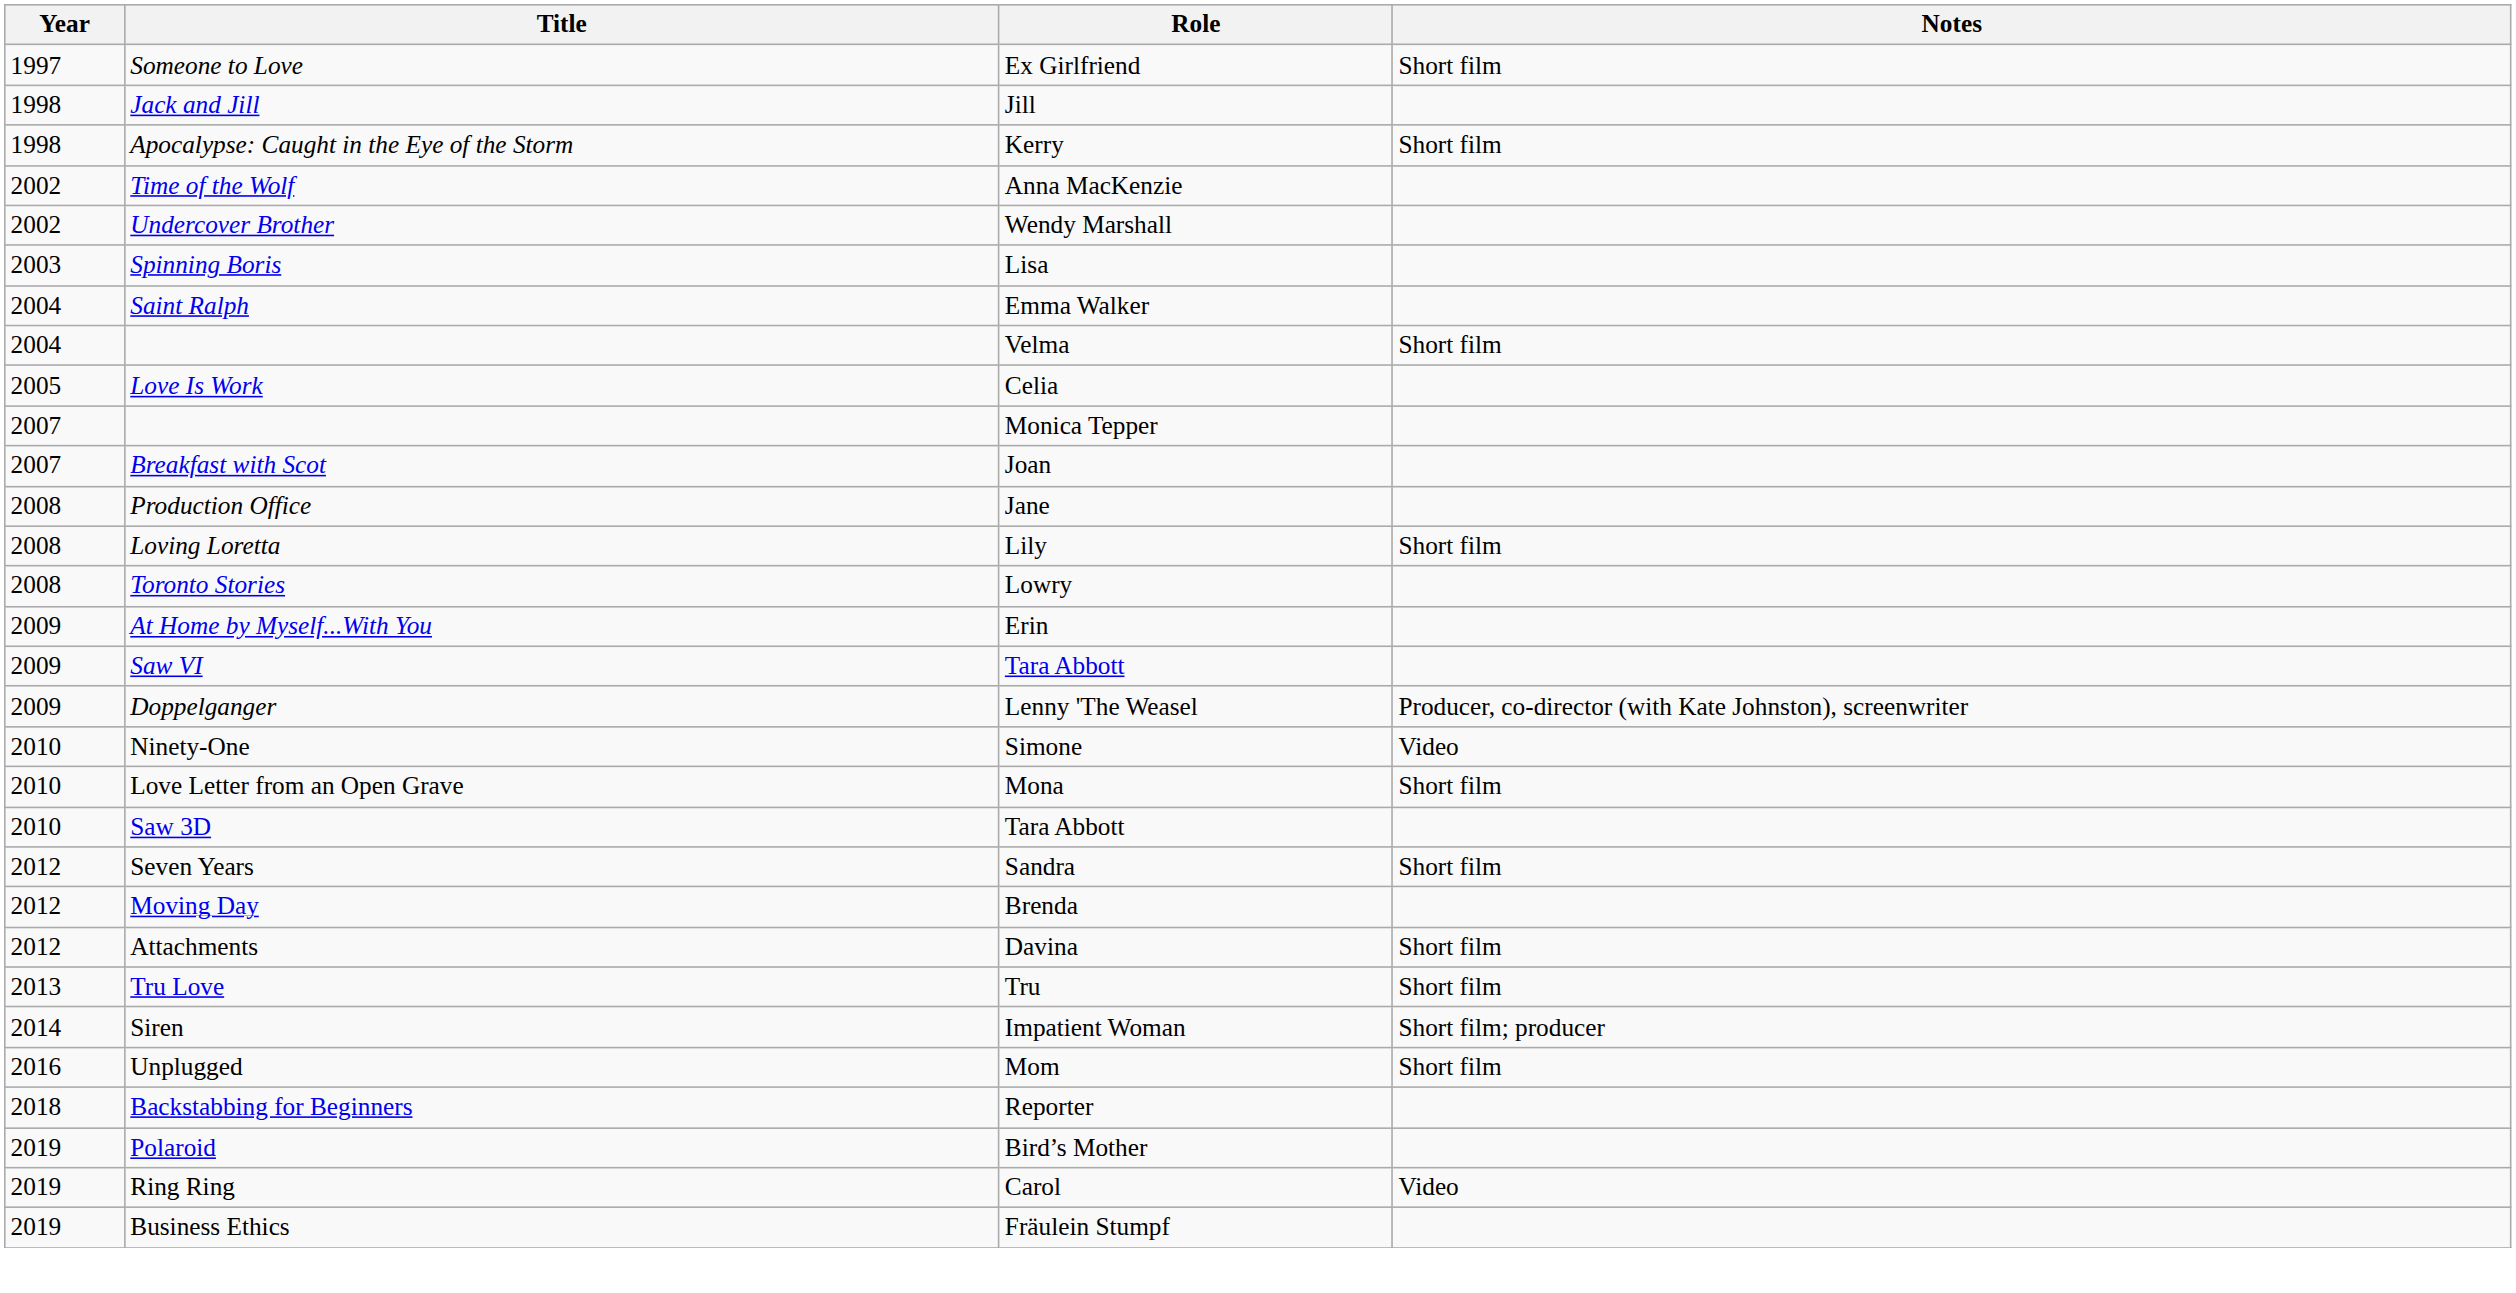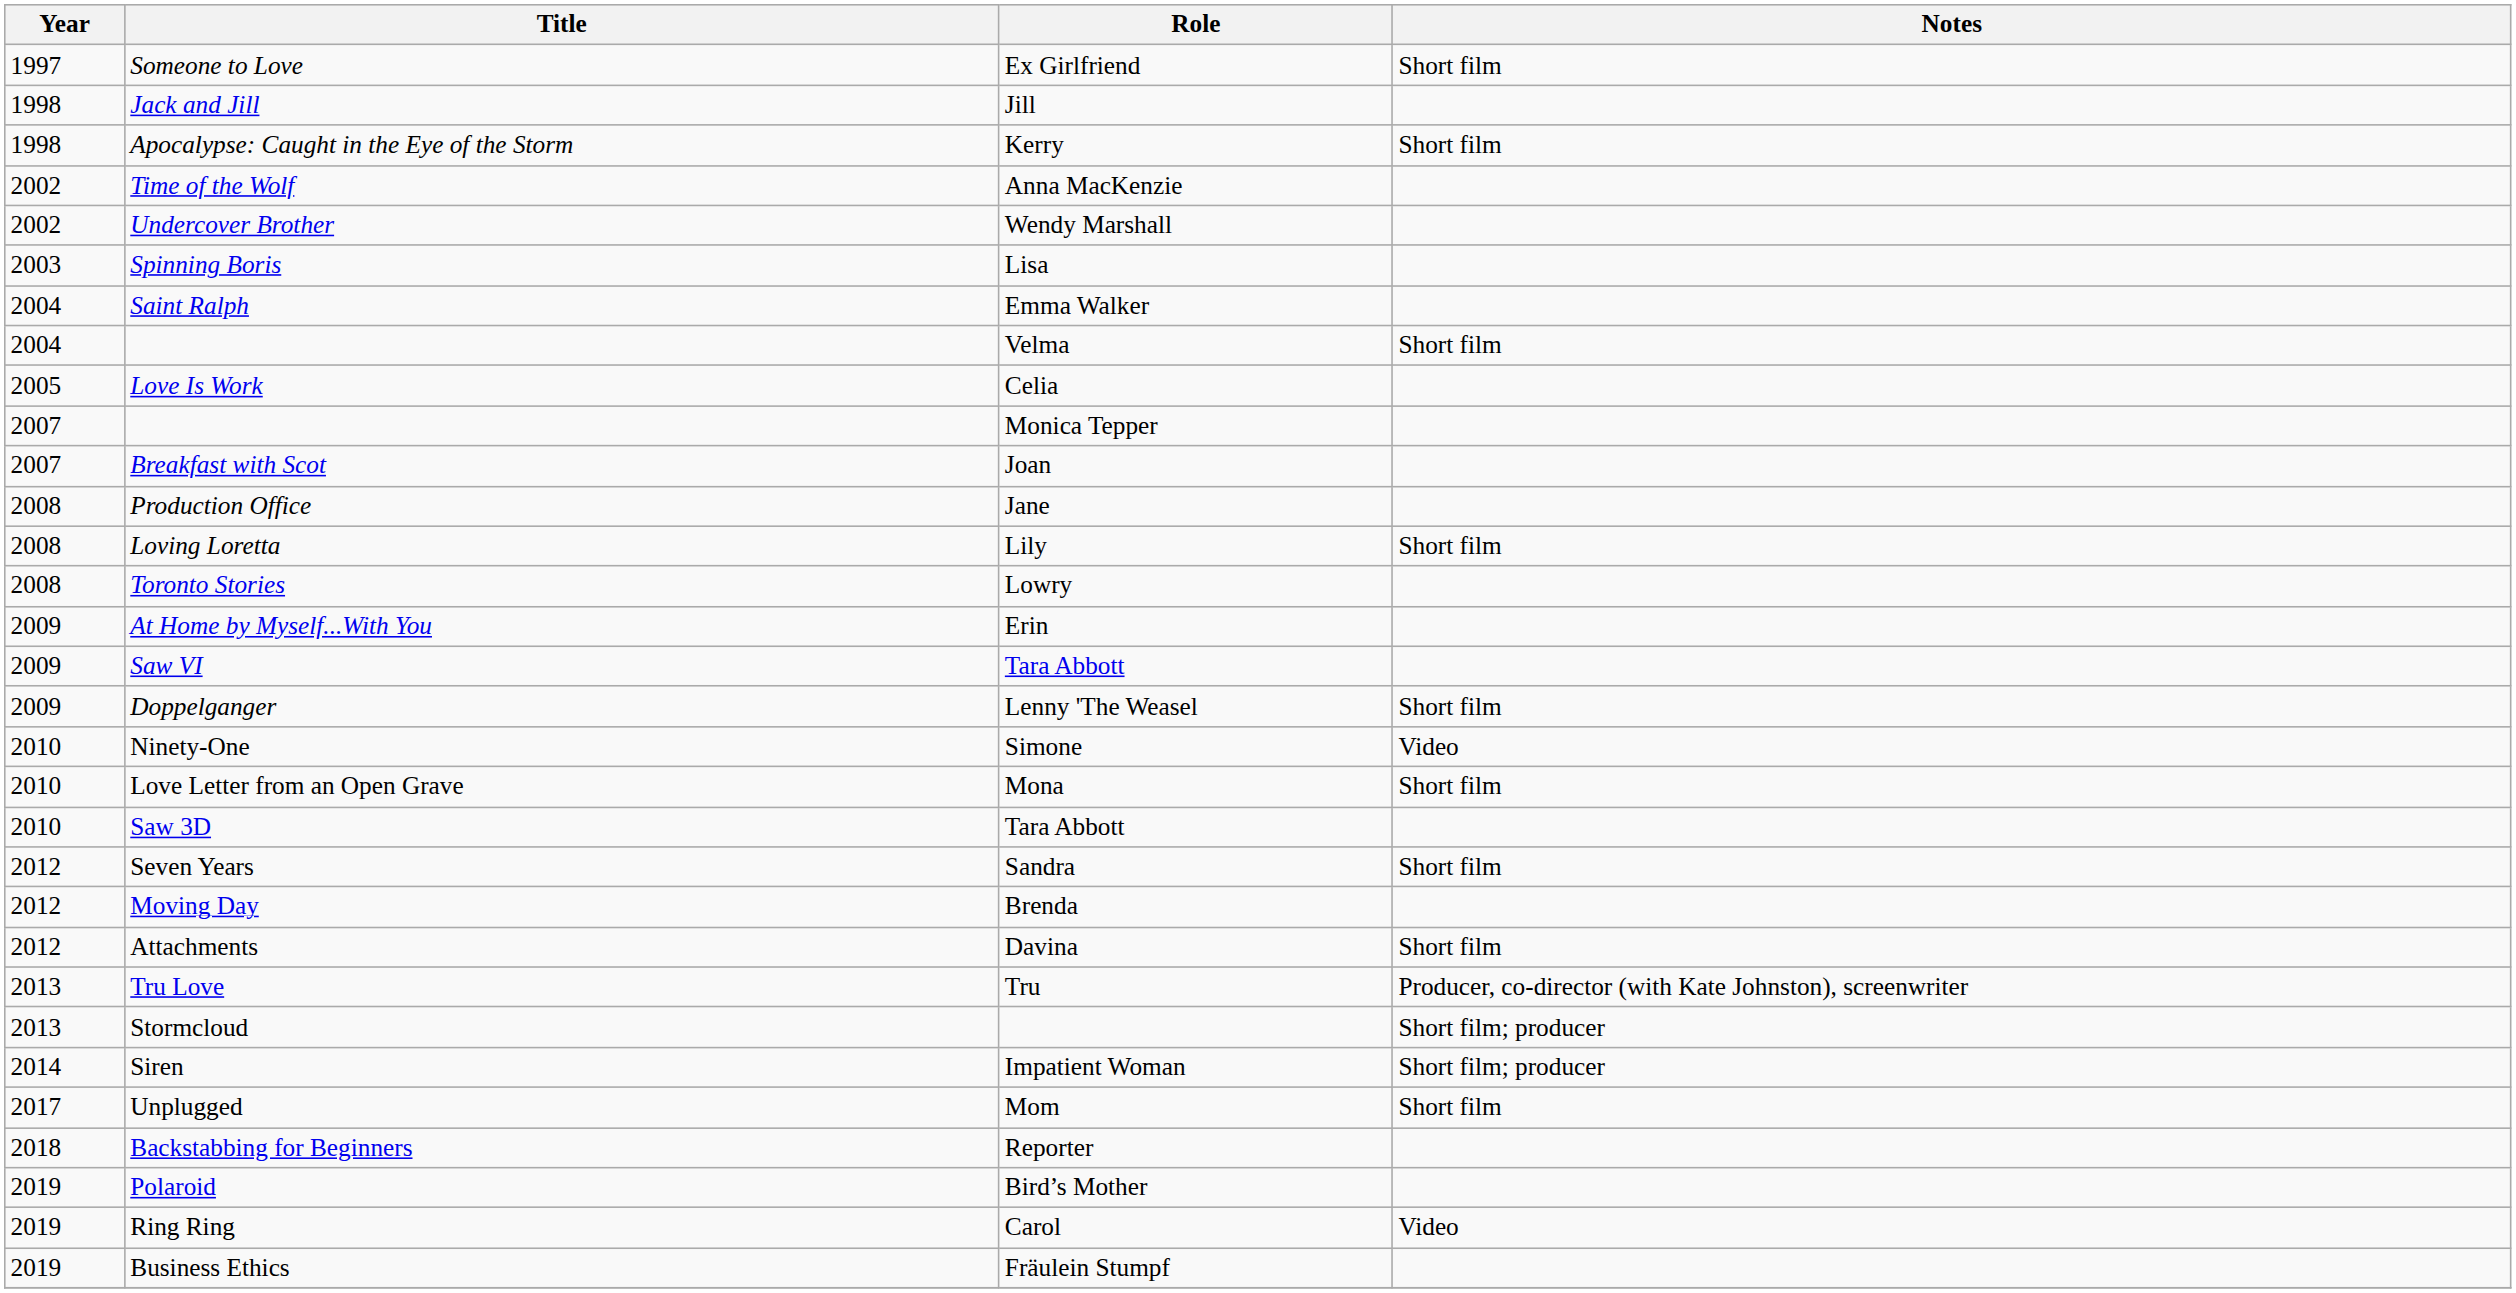(1683, 706) Producer, co-director (with Kate Johnston), screenwriter -> (1450, 706) Short film
(1450, 986) Short film -> (1683, 986) Producer, co-director (with Kate Johnston), screenwriter
+ row: (189, 1026)
(36, 1066) 2016 -> (36, 1107) 2017
